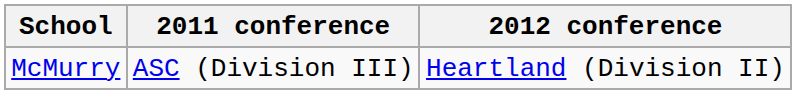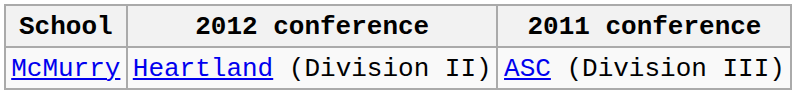columns swapped: (273, 26) <-> (605, 26)
